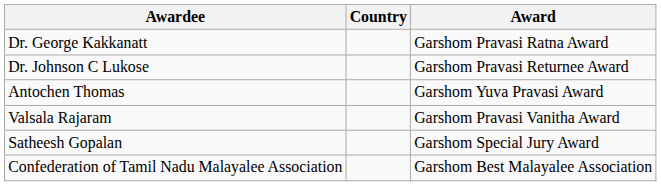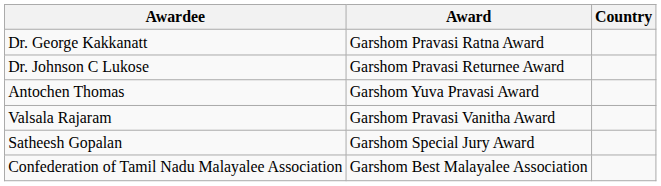columns swapped: (533, 17) <-> (378, 17)
